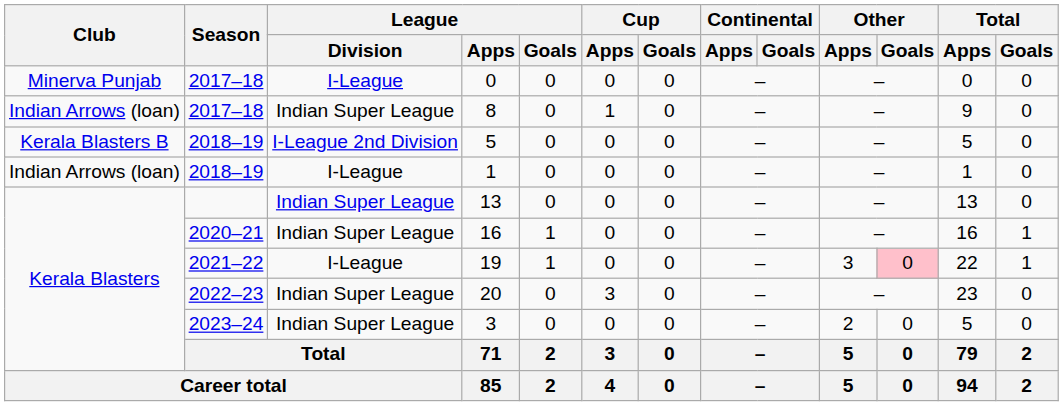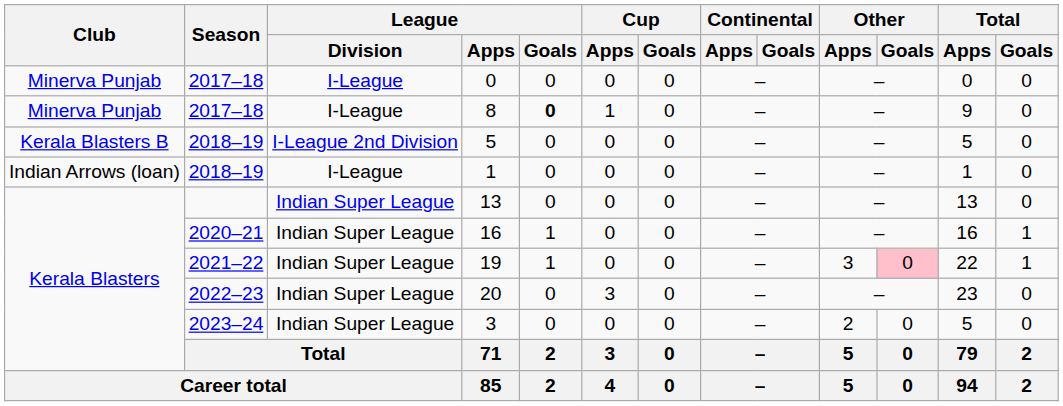(94, 111) Indian Arrows (loan) -> (94, 111) Minerva Punjab
(365, 111) Indian Super League -> (365, 111) I-League
(550, 111) normal -> (550, 111) bold
(365, 263) I-League -> (365, 263) Indian Super League
